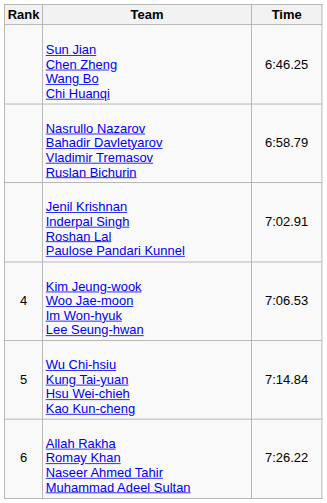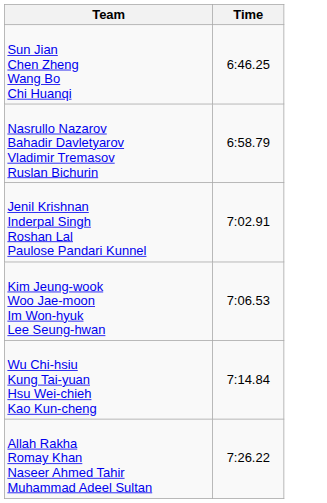- column: (24, 14)
